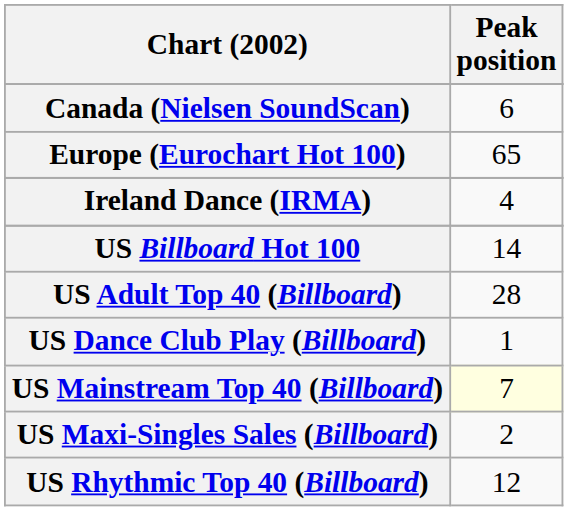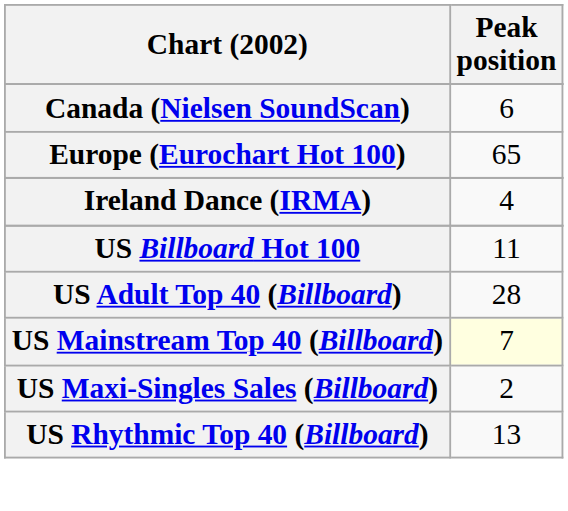(506, 247) 14 -> (506, 247) 11
- row: (227, 341)
(506, 481) 12 -> (506, 434) 13
